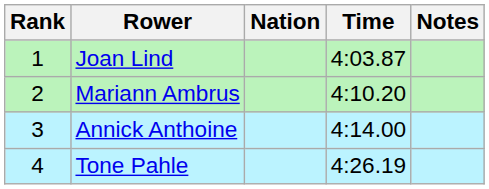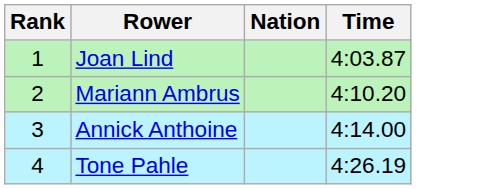- column: (448, 22)
